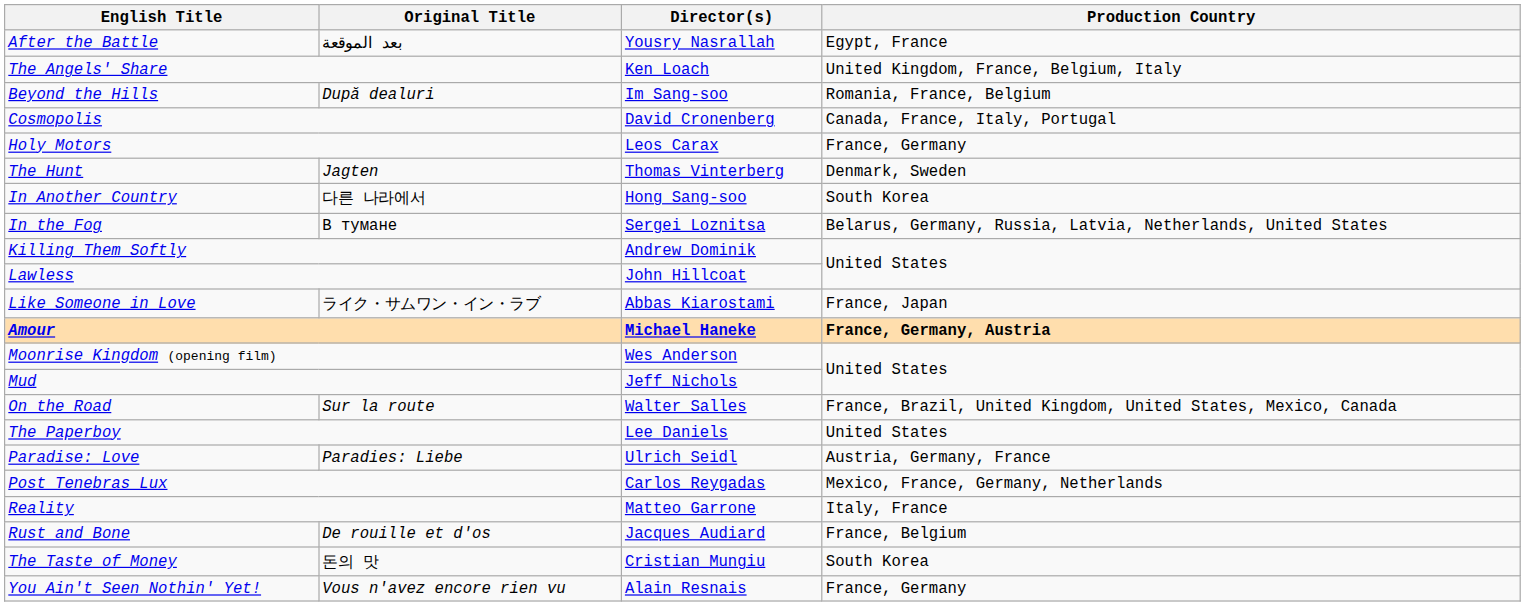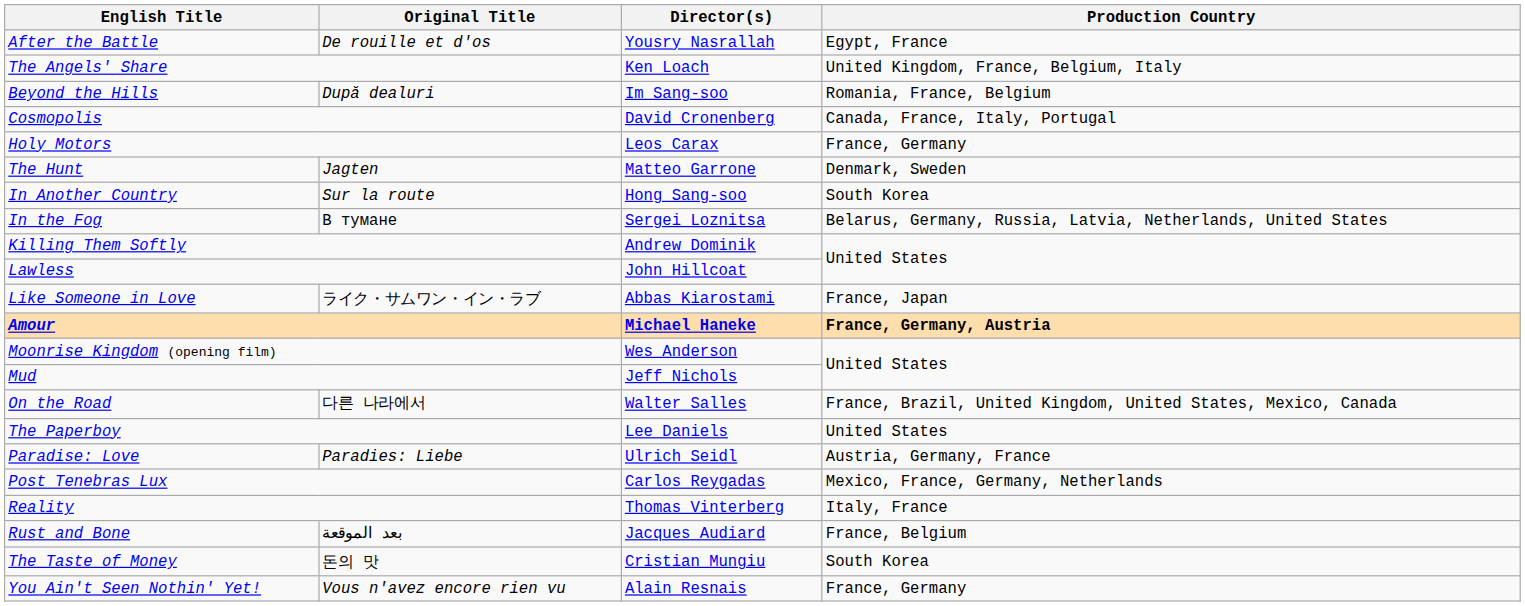(362, 44) بعد الموقعة -> (407, 43) De rouille et d'os
(704, 171) Thomas Vinterberg -> (690, 170) Matteo Garrone
(374, 199) 다른 나라에서 -> (378, 195) Sur la route
(378, 407) Sur la route -> (374, 405) 다른 나라에서
(690, 509) Matteo Garrone -> (704, 508) Thomas Vinterberg
(407, 534) De rouille et d'os -> (362, 534) بعد الموقعة
